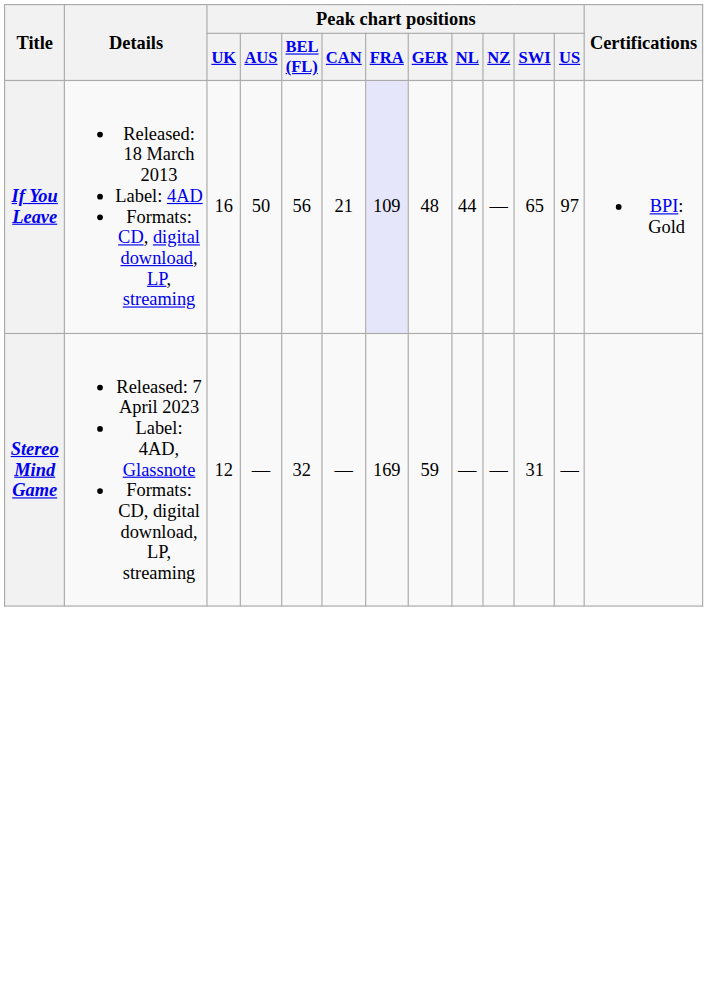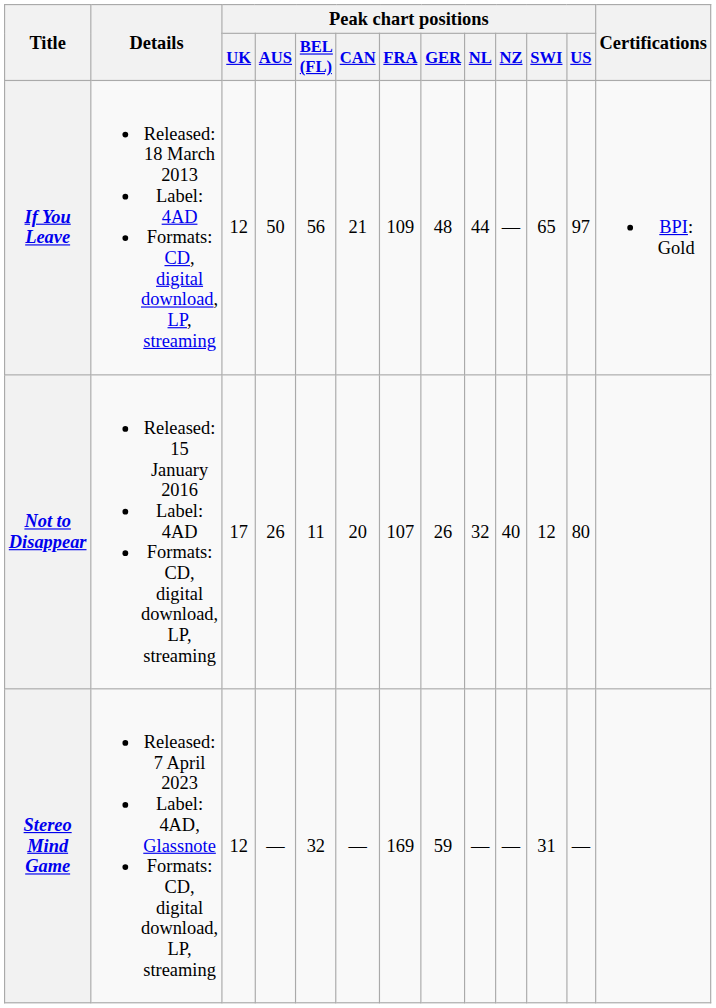(224, 206) 16 -> (239, 227) 12
(387, 206) lavender background -> (400, 227) no background
+ row: (48, 531)
